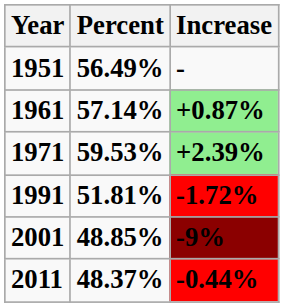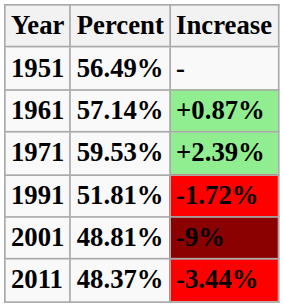(120, 237) 48.85% -> (120, 237) 48.81%
(217, 279) -0.44% -> (217, 279) -3.44%
